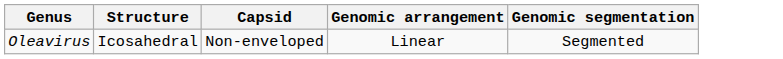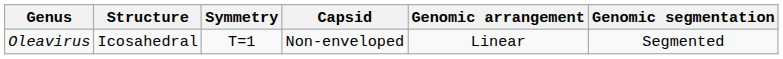+ column: (242, 17)
